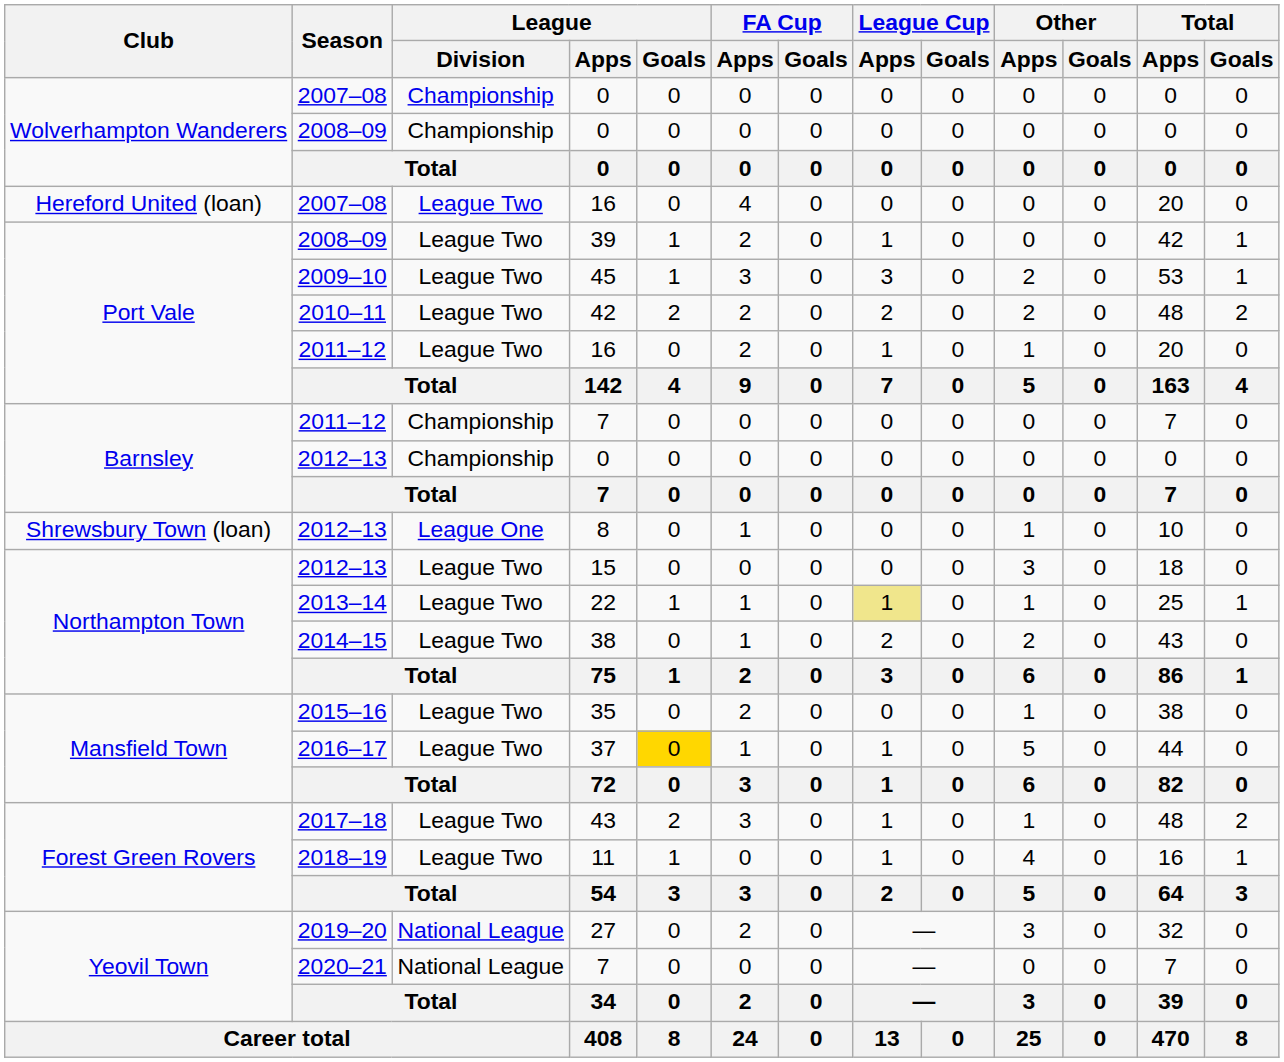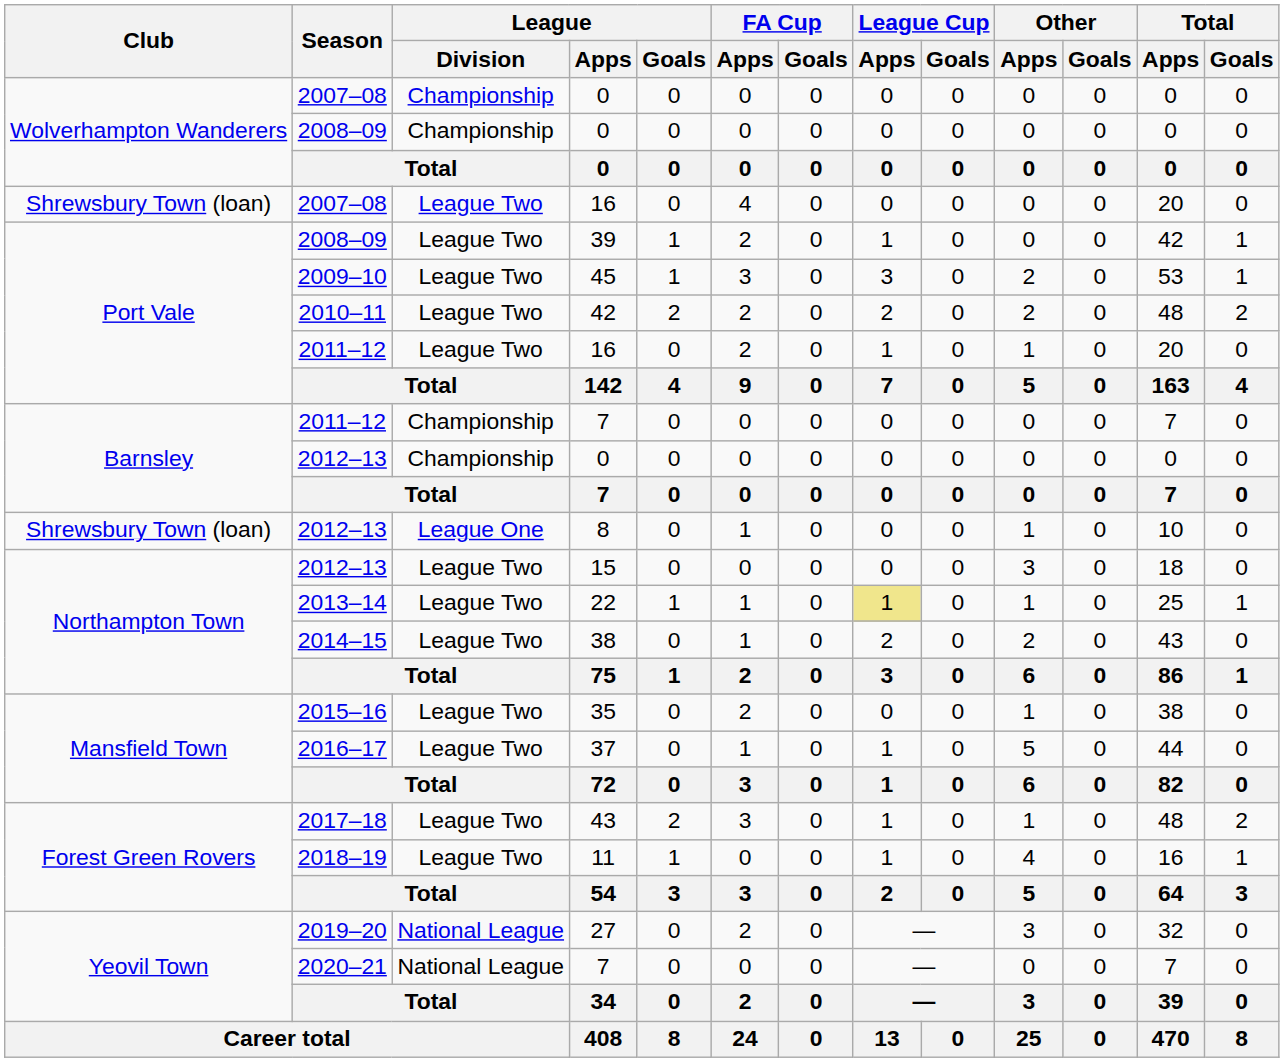(149, 204) Hereford United (loan) -> (149, 204) Shrewsbury Town (loan)
(674, 748) gold background -> (674, 748) no background
